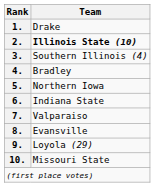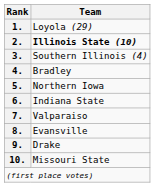(46, 27) Drake -> (63, 27) Loyola (29)
(63, 145) Loyola (29) -> (46, 145) Drake
